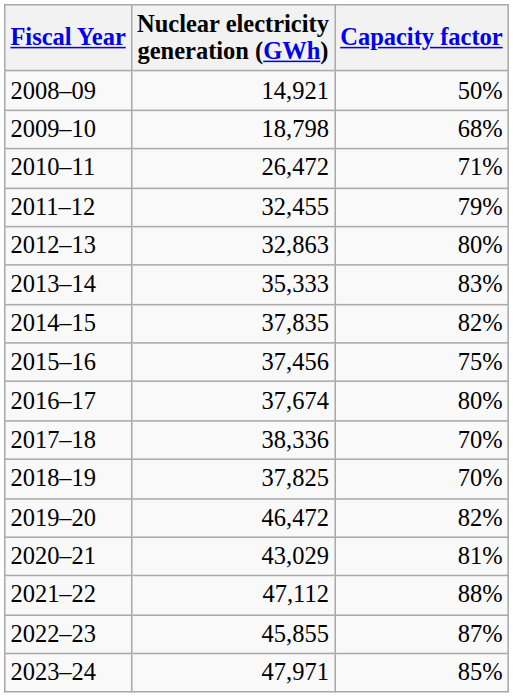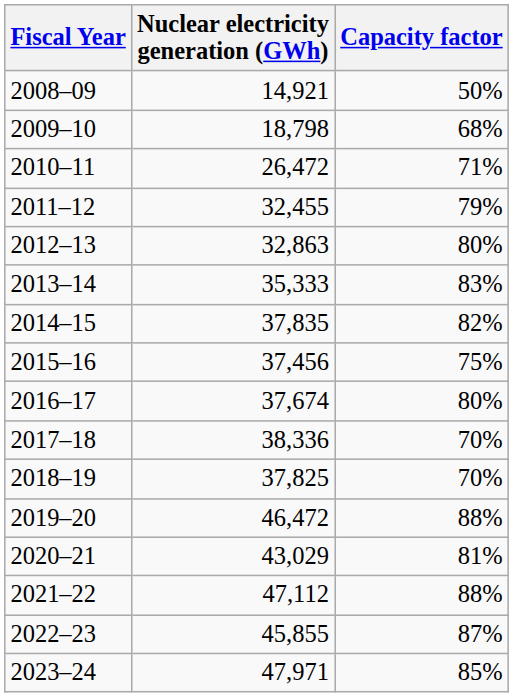(480, 517) 82% -> (480, 517) 88%
